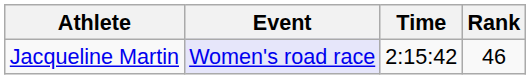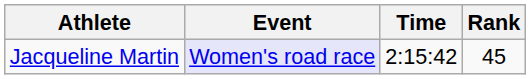(494, 56) 46 -> (494, 56) 45
